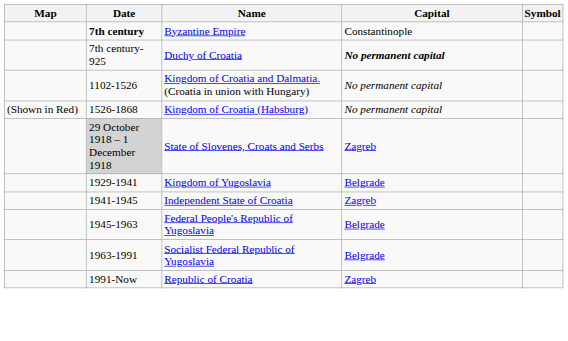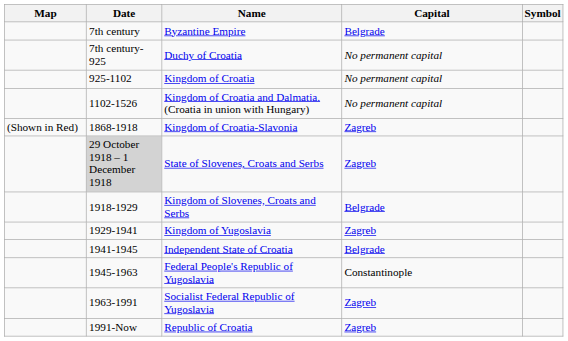(117, 31) bold -> (114, 31) normal
(378, 31) Constantinople -> (365, 31) Belgrade
(395, 55) bold -> (393, 55) normal
+ row: (209, 79)
- row: (236, 109)
+ row: (231, 127)
+ row: (240, 207)
(365, 182) Belgrade -> (360, 231) Zagreb
(360, 200) Zagreb -> (365, 248) Belgrade
(365, 224) Belgrade -> (378, 272) Constantinople
(365, 255) Belgrade -> (360, 303) Zagreb
